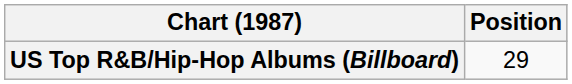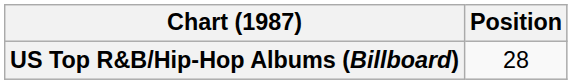(516, 60) 29 -> (516, 60) 28
